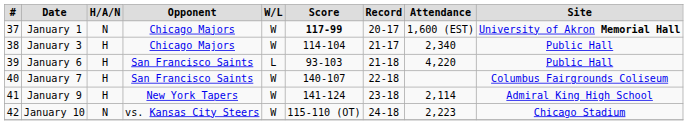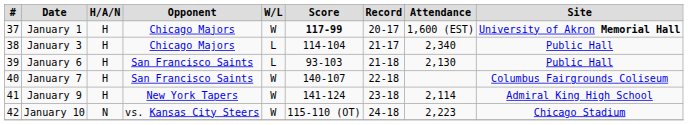(105, 29) N -> (105, 29) H
(273, 46) W -> (273, 46) L
(440, 62) 4,220 -> (440, 62) 2,130
